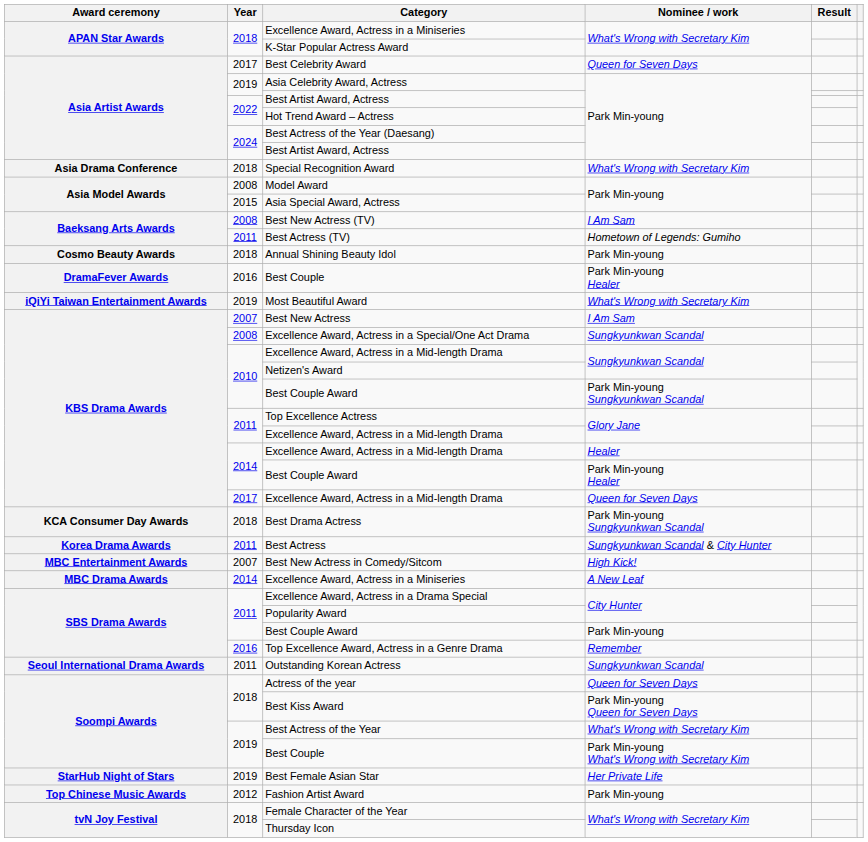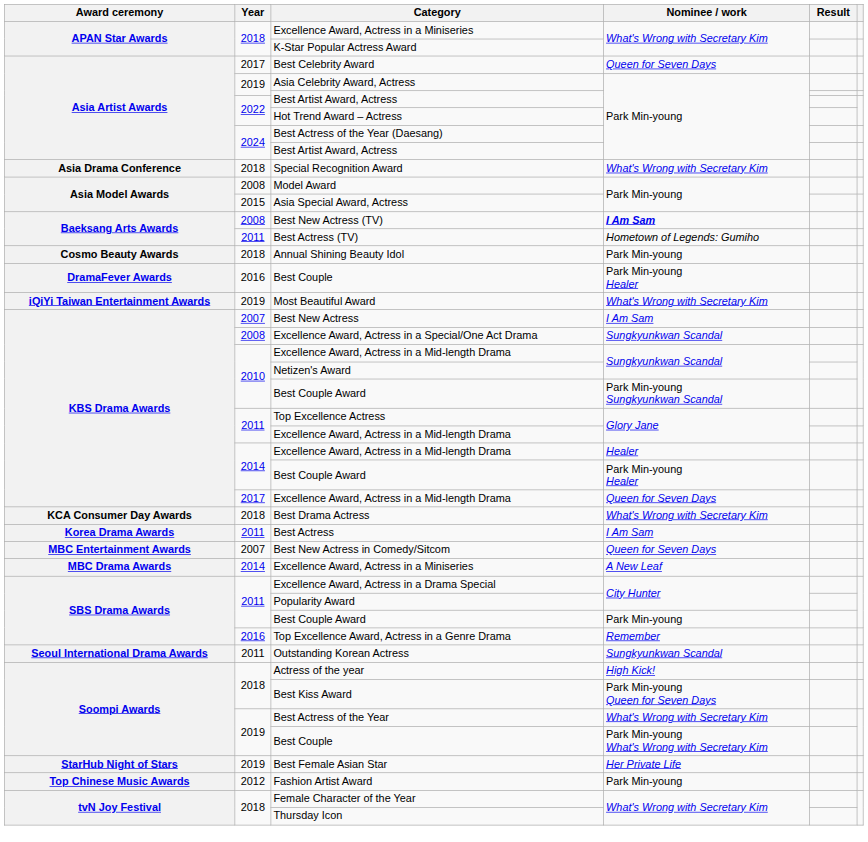(611, 220) normal -> (631, 220) bold
(646, 521) Park Min-young Sungkyunkwan Scandal -> (687, 515) What's Wrong with Secretary Kim
(679, 545) Sungkyunkwan Scandal & City Hunter -> (630, 532) I Am Sam
(612, 562) High Kick! -> (661, 550) Queen for Seven Days
(643, 683) Queen for Seven Days -> (631, 671) High Kick!
